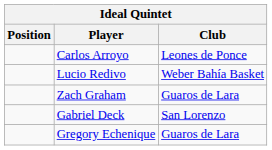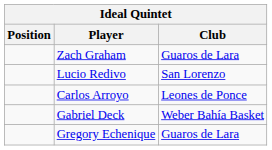rows swapped: (93, 54) <-> (91, 94)
(213, 74) Weber Bahía Basket -> (193, 74) San Lorenzo
(193, 114) San Lorenzo -> (213, 114) Weber Bahía Basket
